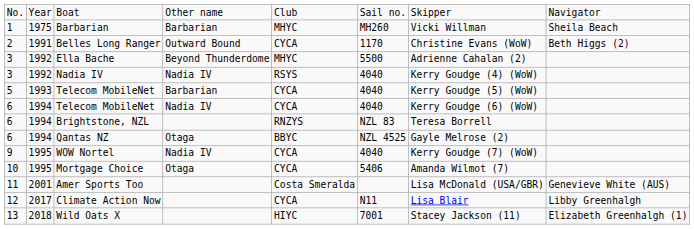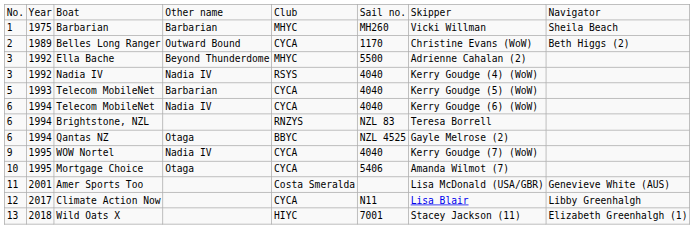(40, 44) 1991 -> (40, 44) 1989
